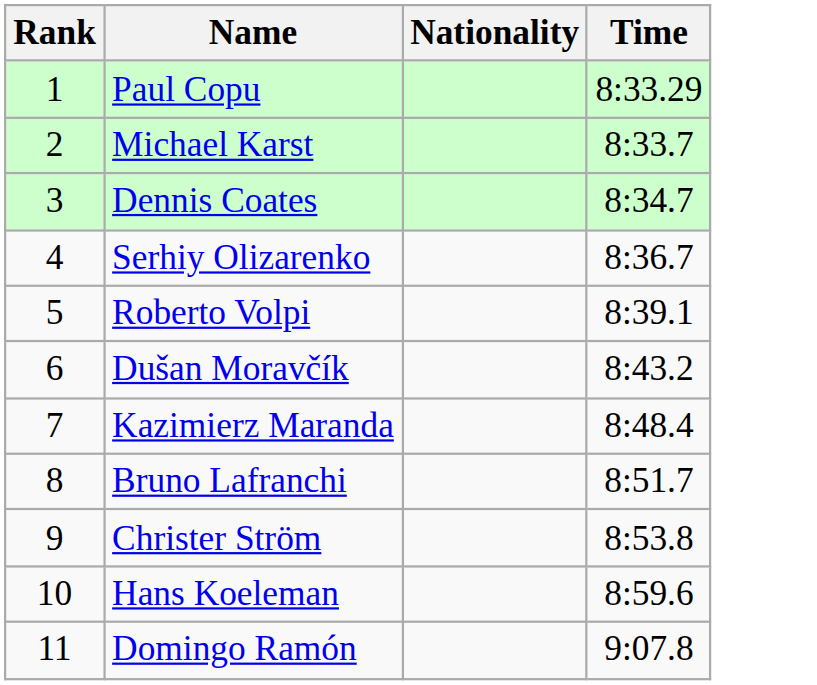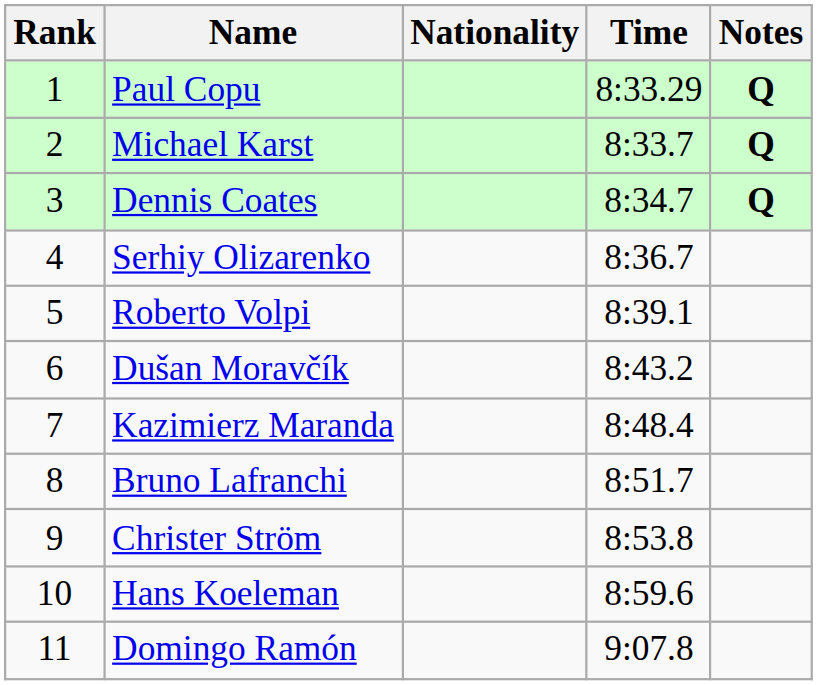+ column: (761, 32)
